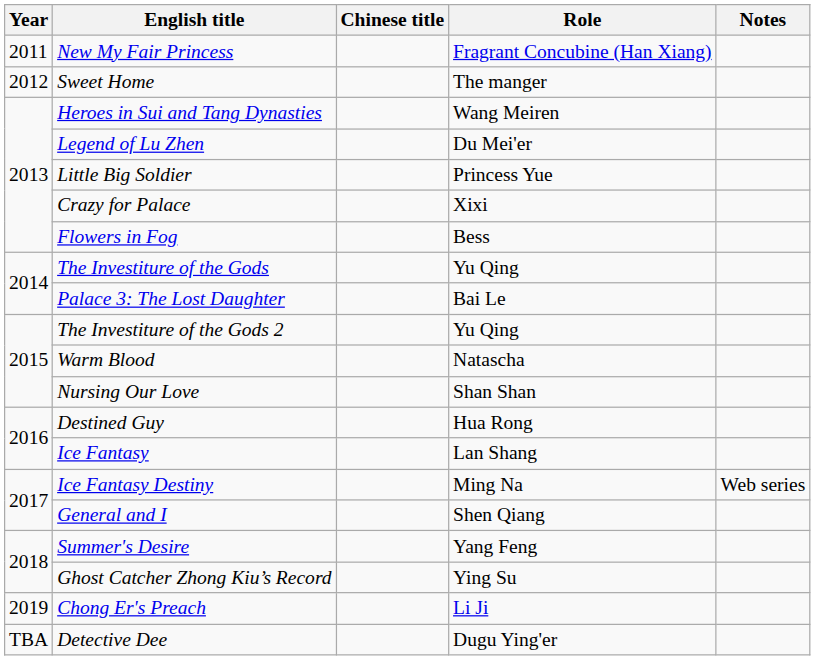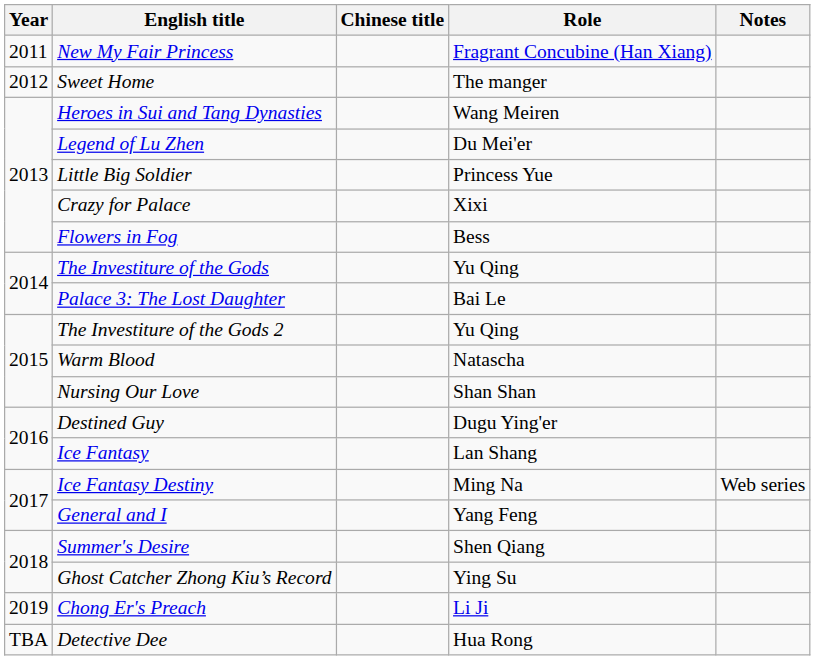(493, 422) Hua Rong -> (505, 422) Dugu Ying'er
(499, 515) Shen Qiang -> (495, 515) Yang Feng
(495, 546) Yang Feng -> (499, 546) Shen Qiang
(505, 639) Dugu Ying'er -> (493, 639) Hua Rong
